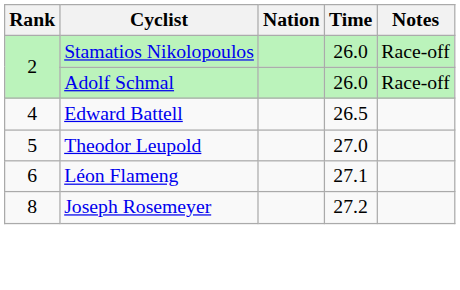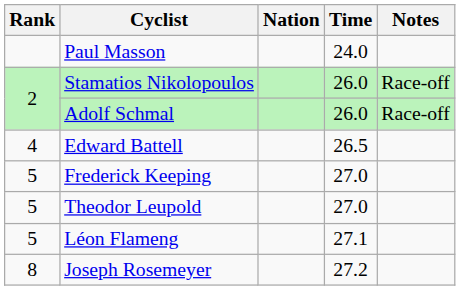+ row: (115, 51)
+ row: (138, 176)
(32, 176) 6 -> (32, 238) 5
